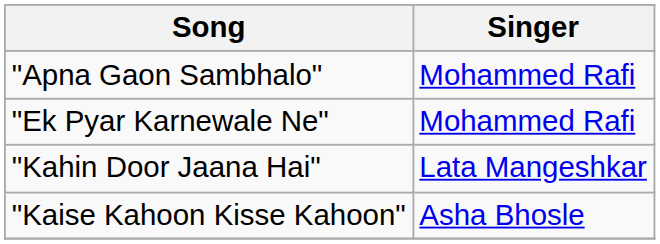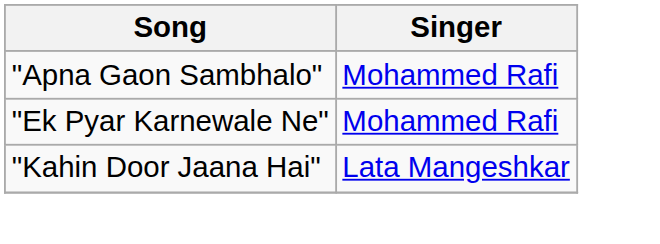- row: (209, 214)
